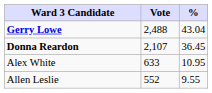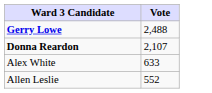- column: (193, 12)
